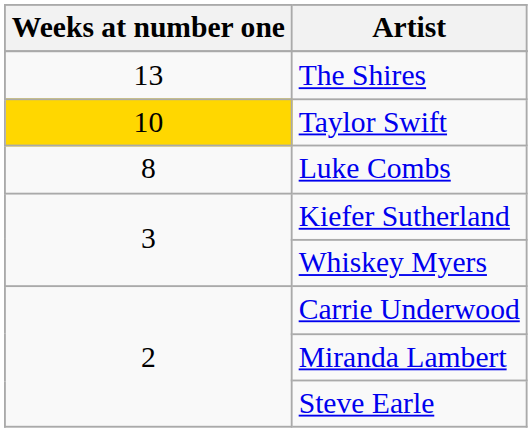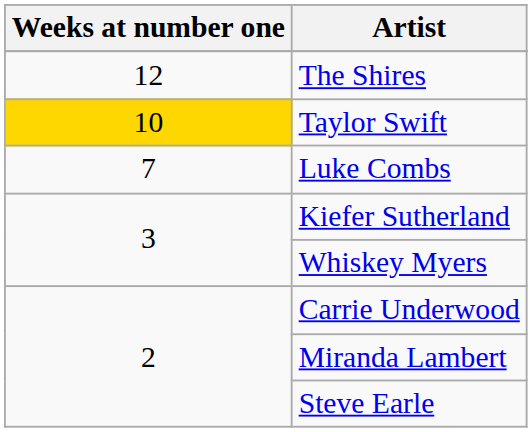(148, 74) 13 -> (148, 74) 12
(148, 168) 8 -> (148, 168) 7
